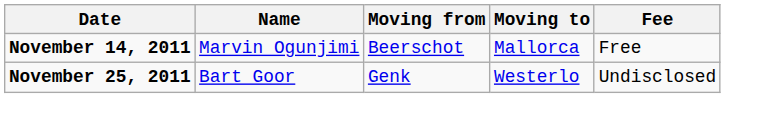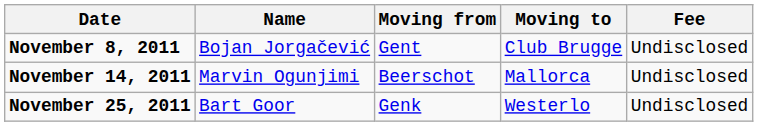+ row: (94, 48)
(620, 48) Free -> (690, 77) Undisclosed
